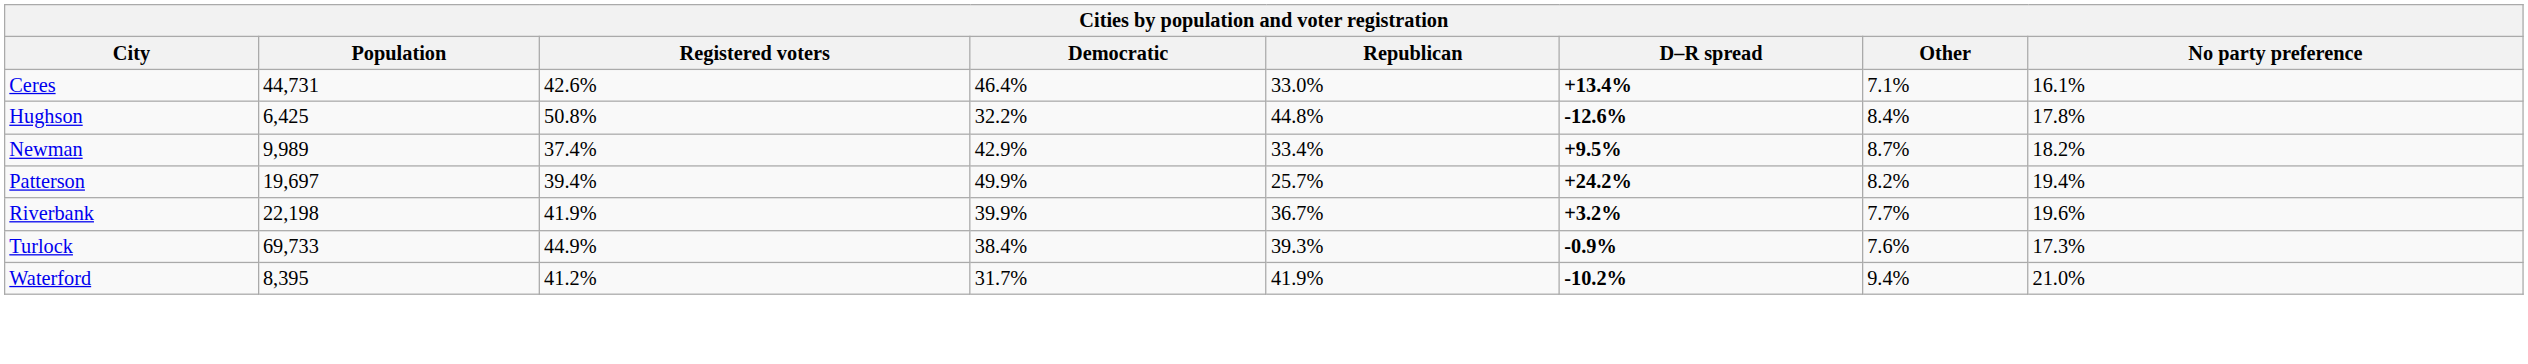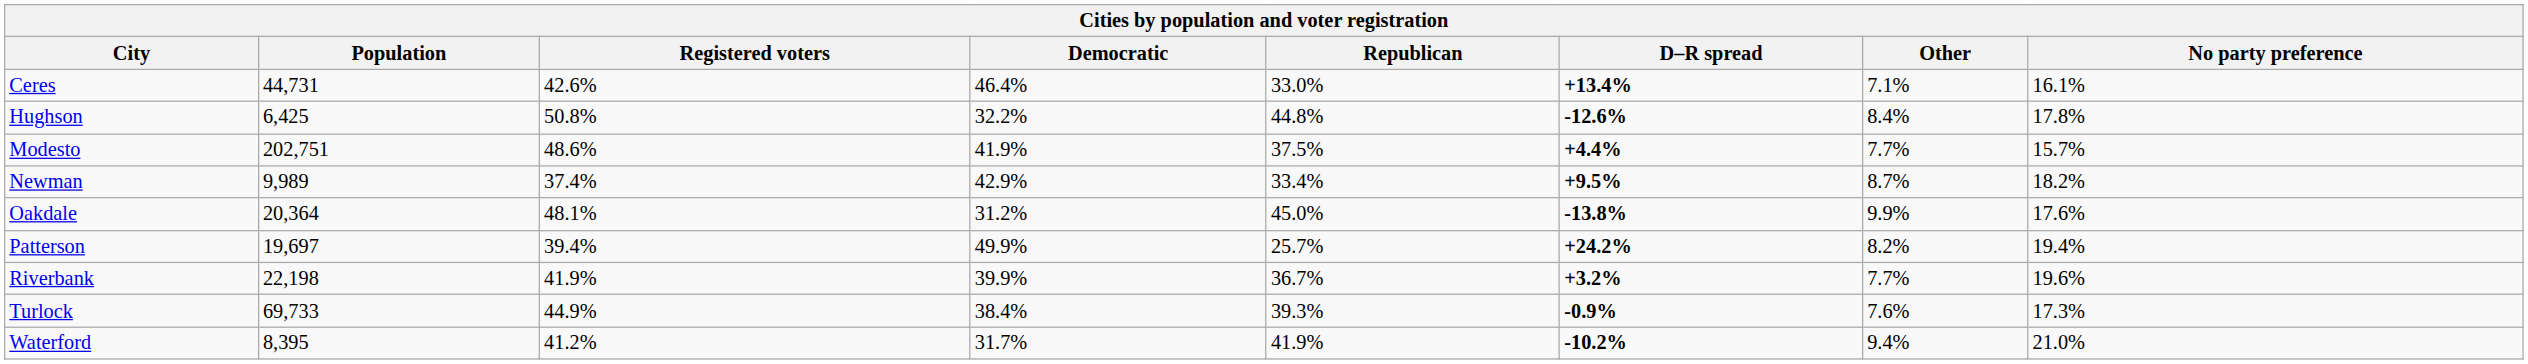+ row: (45, 149)
+ row: (43, 213)
